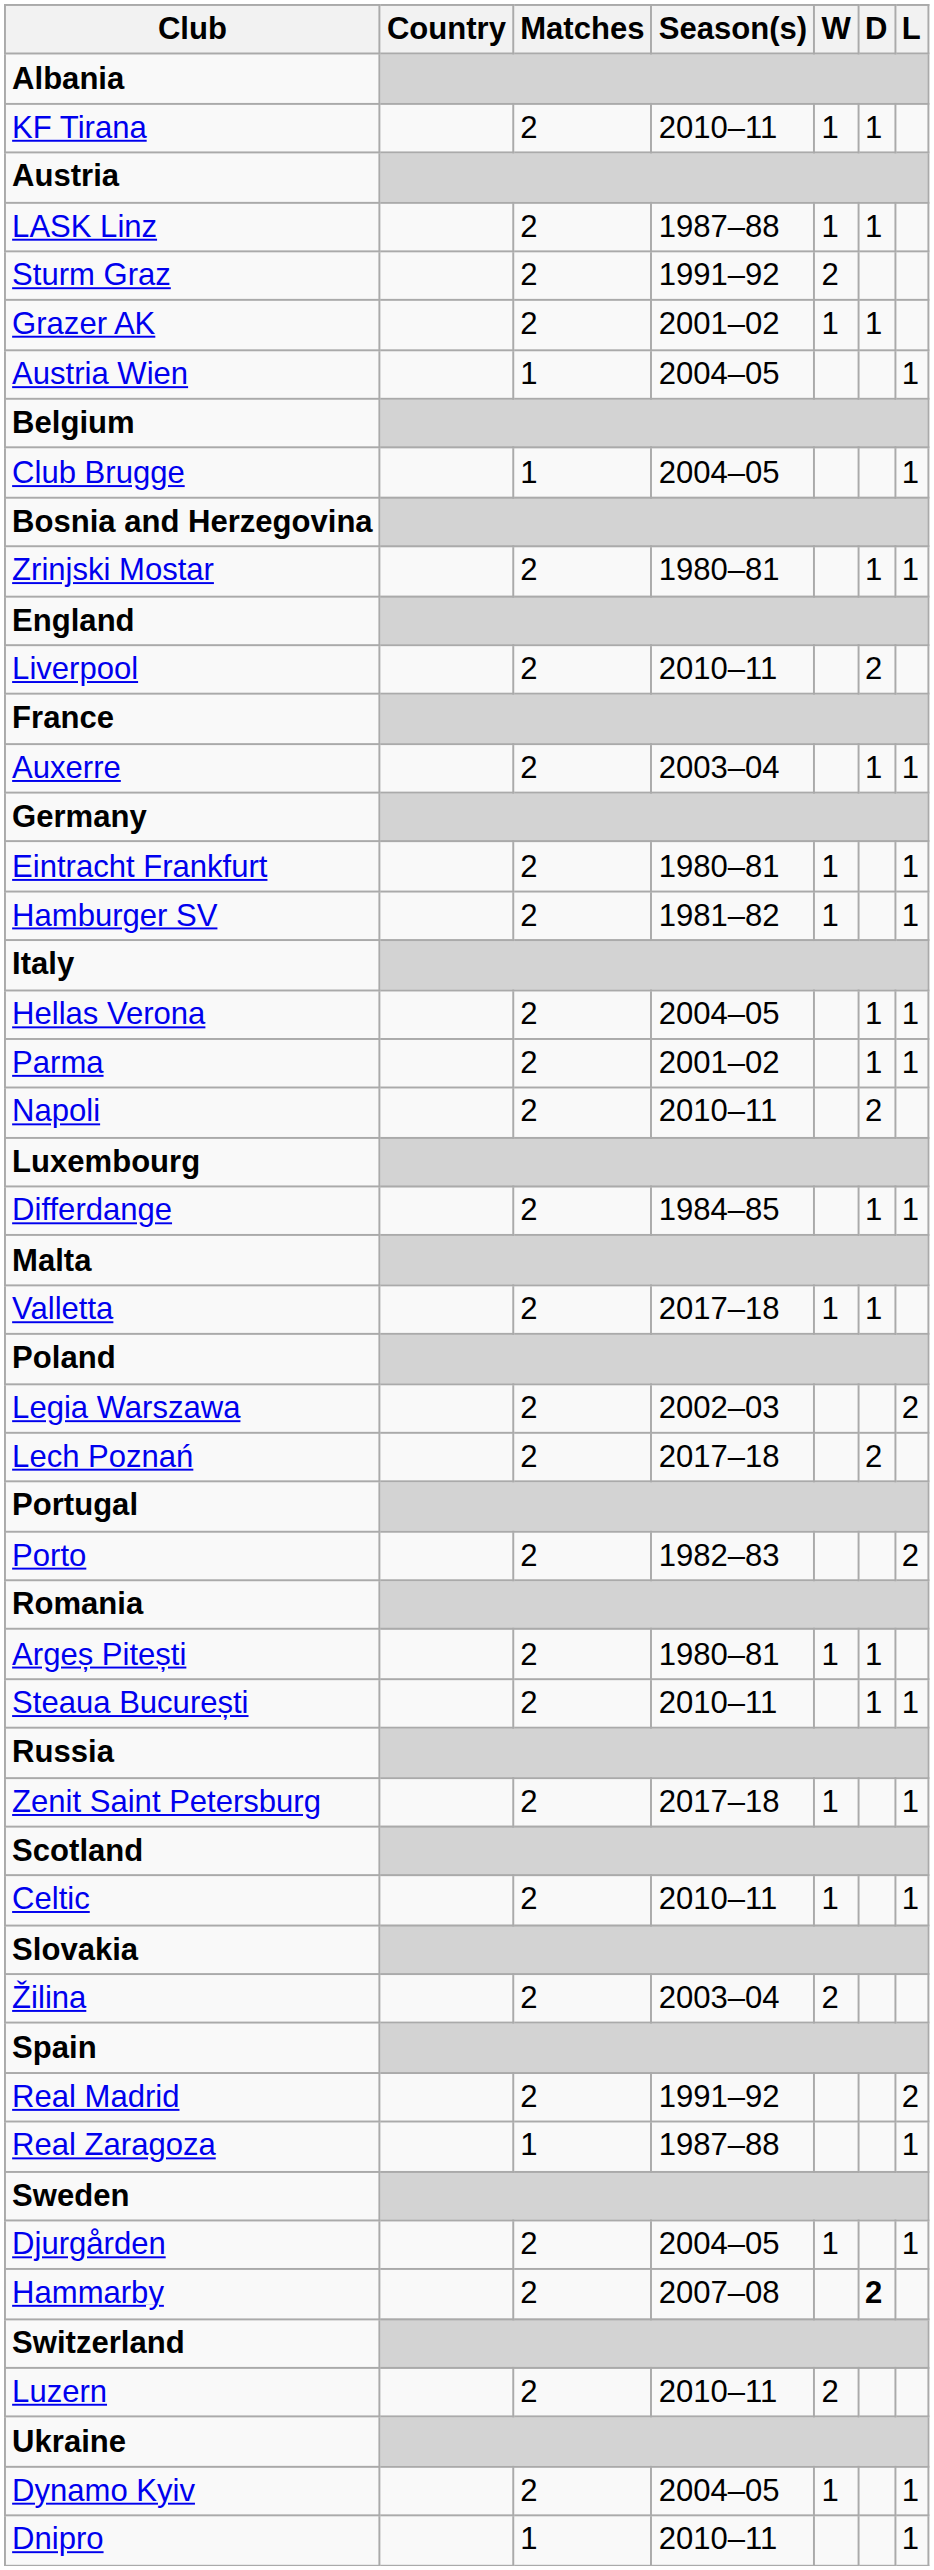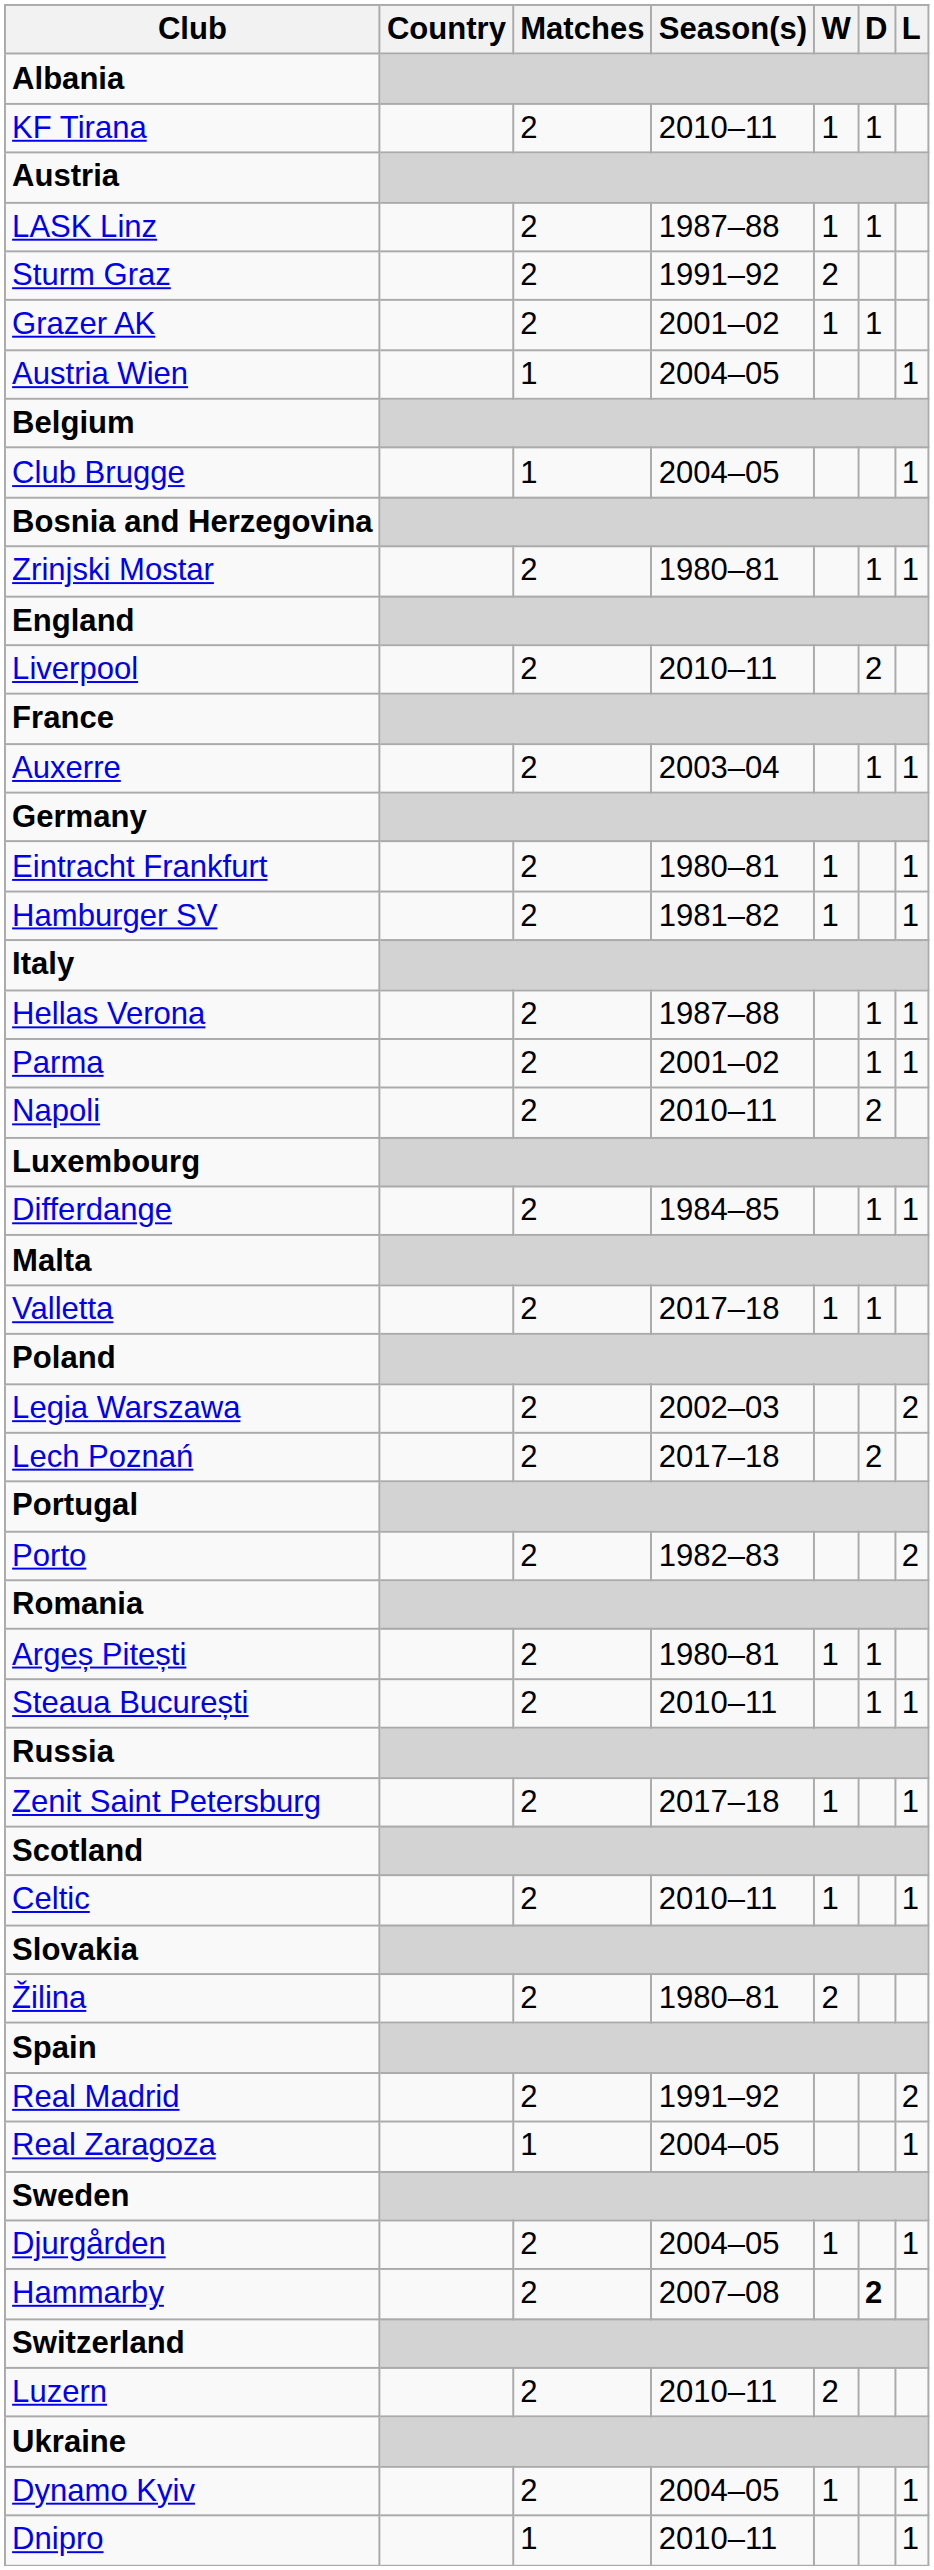(719, 1013) 2004–05 -> (719, 1013) 1987–88
(719, 1998) 2003–04 -> (719, 1998) 1980–81
(719, 2145) 1987–88 -> (719, 2145) 2004–05
